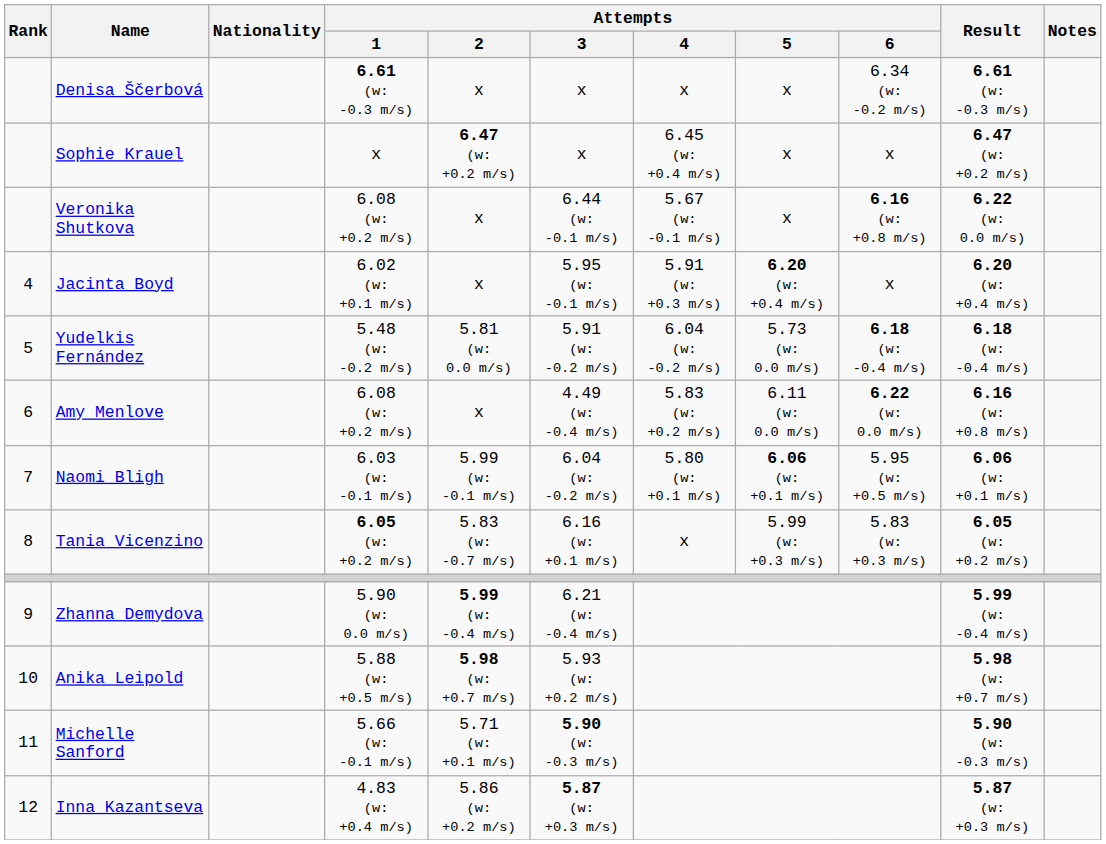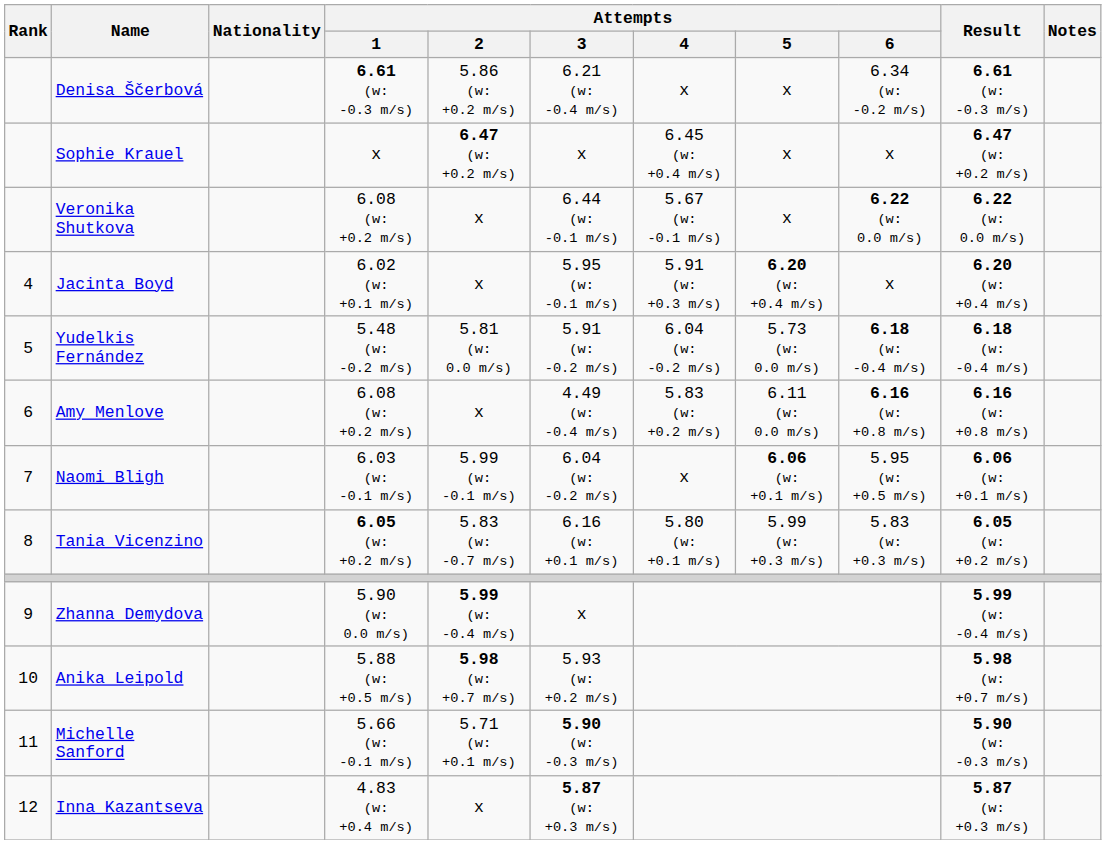(479, 90) x -> (479, 90) 5.86 (w: +0.2 m/s)
(582, 90) x -> (582, 90) 6.21 (w: -0.4 m/s)
(890, 219) 6.16 (w: +0.8 m/s) -> (890, 219) 6.22 (w: 0.0 m/s)
(890, 412) 6.22 (w: 0.0 m/s) -> (890, 412) 6.16 (w: +0.8 m/s)
(684, 477) 5.80 (w: +0.1 m/s) -> (684, 477) x
(684, 542) x -> (684, 541) 5.80 (w: +0.1 m/s)
(582, 613) 6.21 (w: -0.4 m/s) -> (582, 614) x
(479, 807) 5.86 (w: +0.2 m/s) -> (479, 808) x
